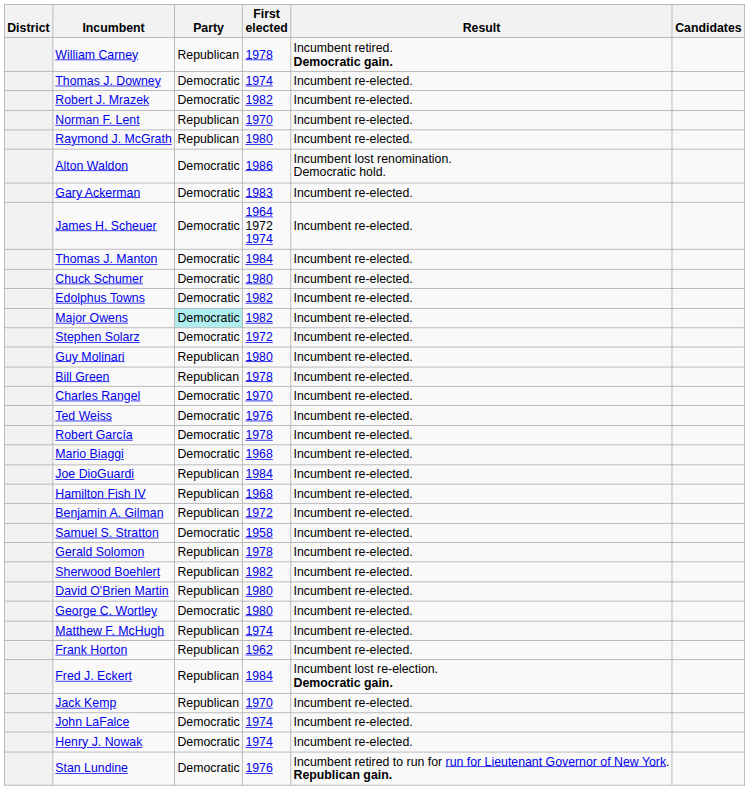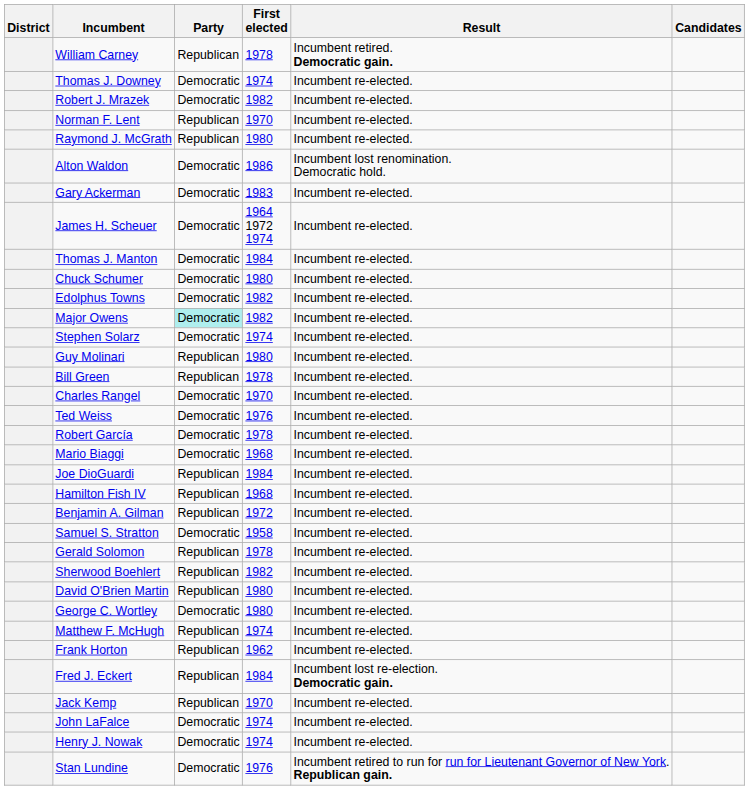(259, 337) 1972 -> (259, 337) 1974
